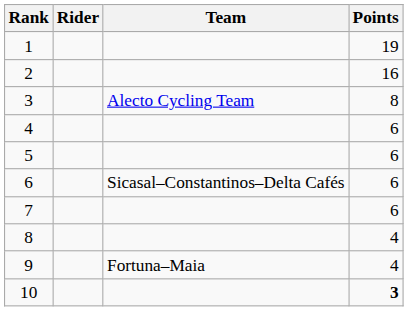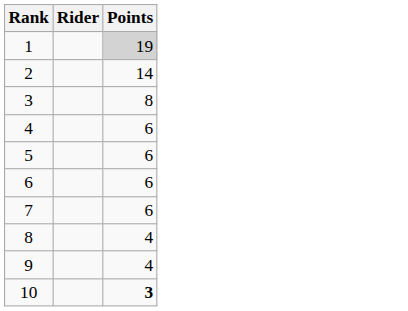- column: (226, 18)
(390, 45) no background -> (144, 45) lightgrey background
(390, 73) 16 -> (144, 73) 14
